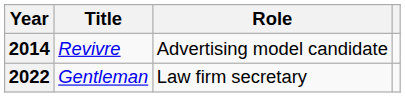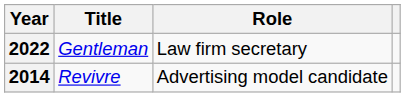rows swapped: (29, 48) <-> (29, 77)
